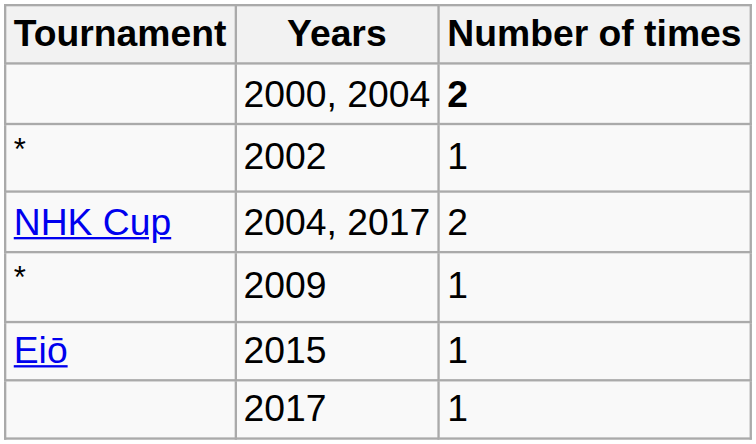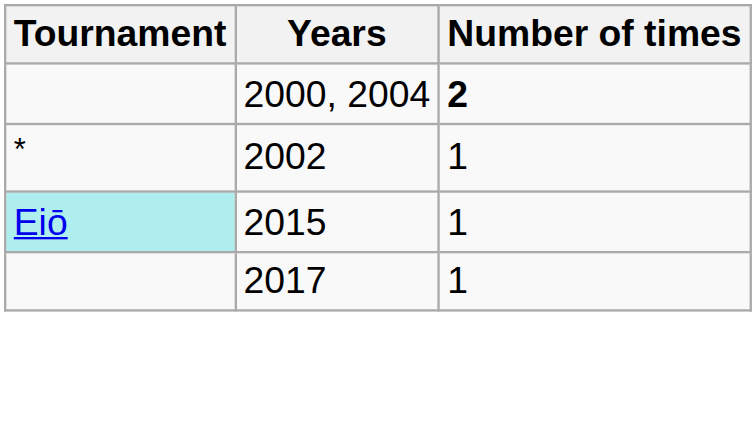- row: (337, 221)
- row: (285, 285)
(41, 349) no background -> (41, 221) paleturquoise background
